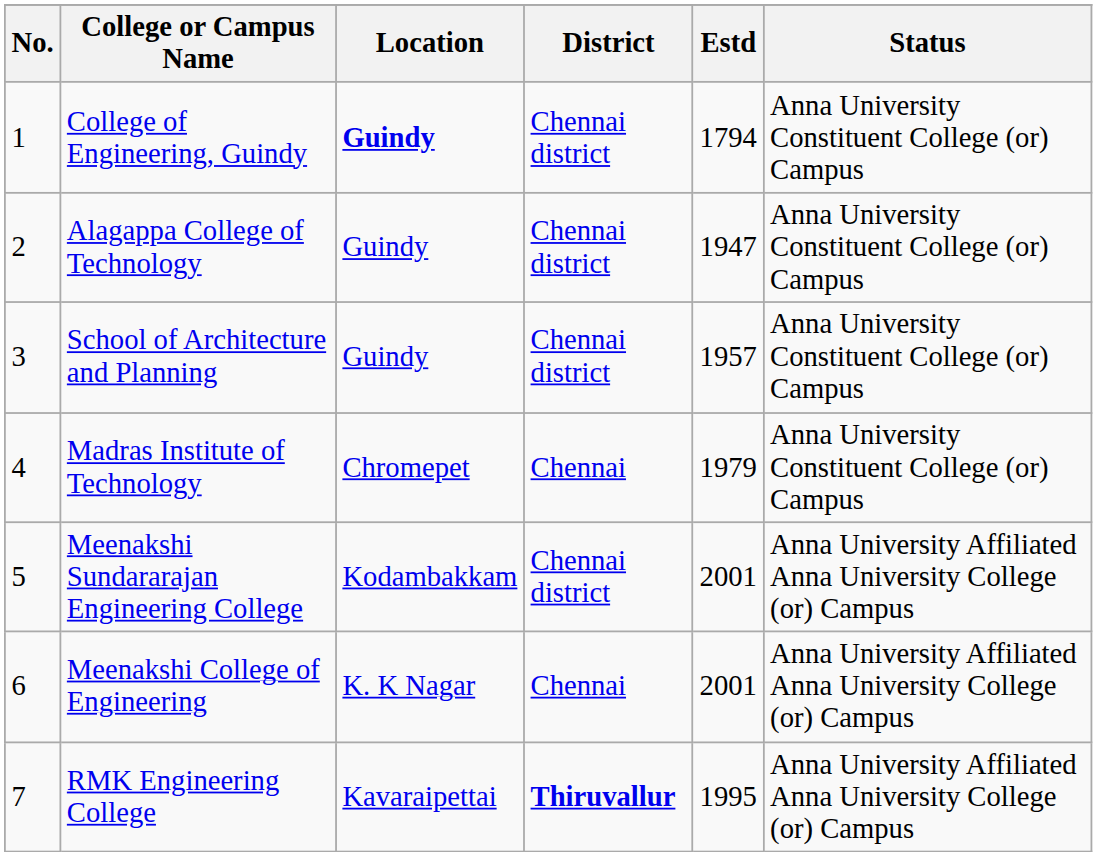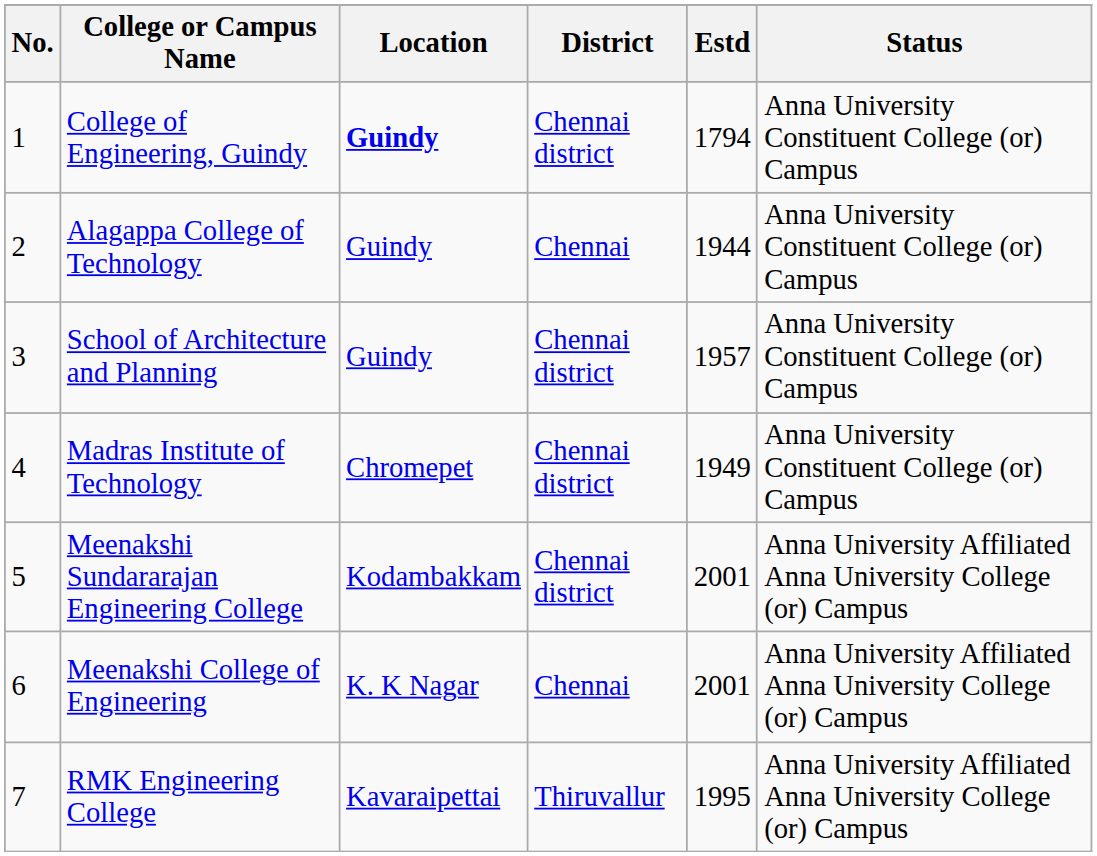(578, 246) Chennai district -> (582, 246) Chennai
(728, 246) 1947 -> (722, 246) 1944
(578, 466) Chennai -> (582, 466) Chennai district
(728, 466) 1979 -> (722, 466) 1949
(603, 796) bold -> (599, 796) normal
